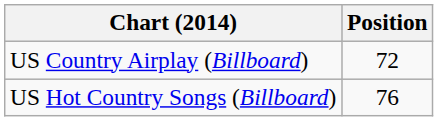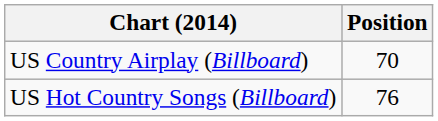(387, 60) 72 -> (387, 60) 70
